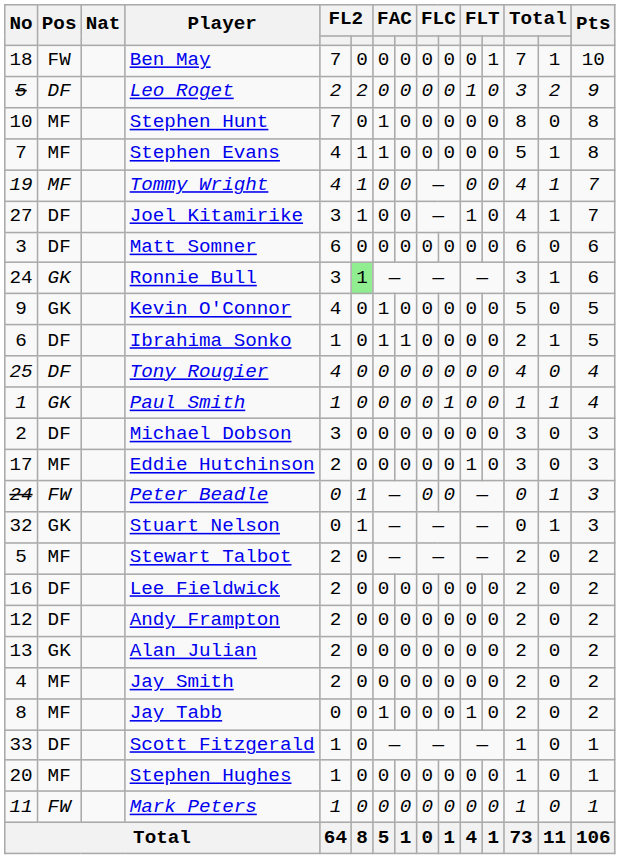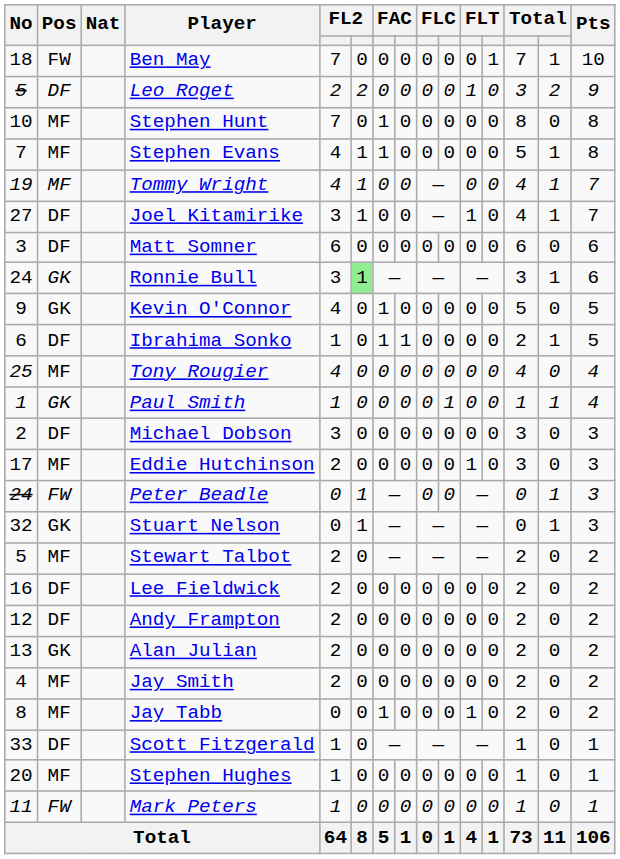(59, 372) DF -> (59, 372) MF
